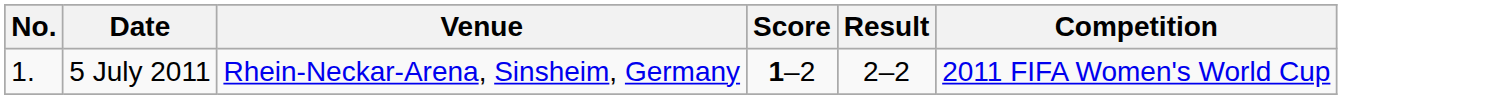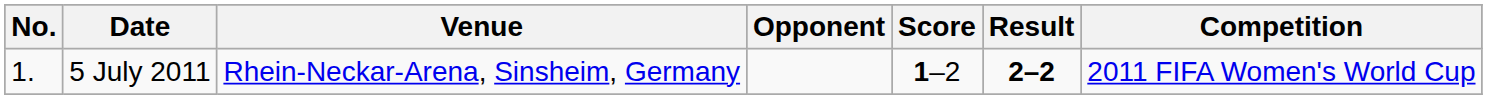+ column: (819, 26)
(886, 71) normal -> (1032, 71) bold
